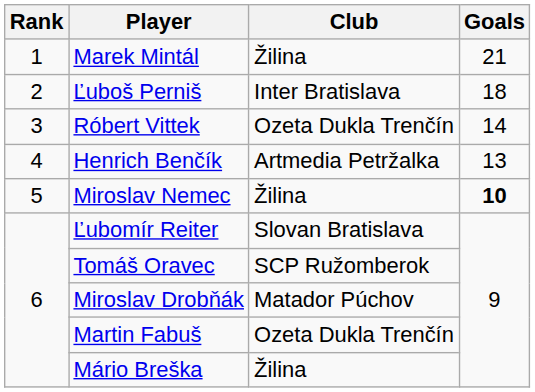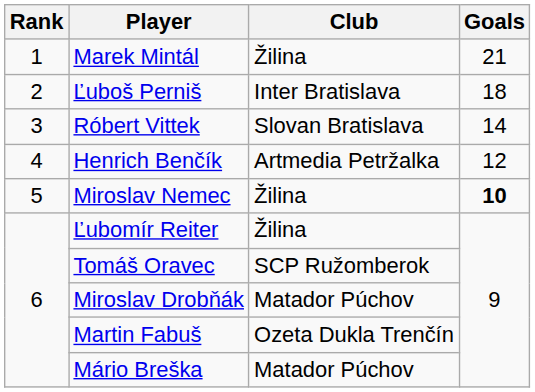(354, 126) Ozeta Dukla Trenčín -> (339, 126) Slovan Bratislava
(494, 160) 13 -> (494, 160) 12
(339, 230) Slovan Bratislava -> (280, 230) Žilina
(280, 369) Žilina -> (334, 369) Matador Púchov
